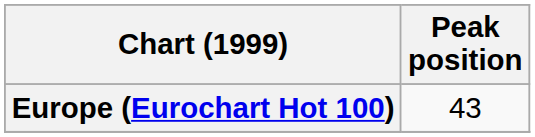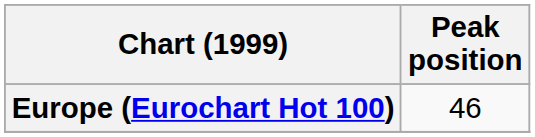(465, 107) 43 -> (465, 107) 46
